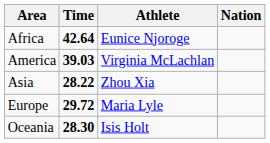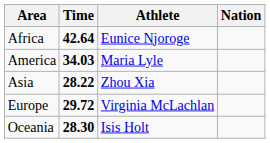(78, 60) 39.03 -> (78, 60) 34.03
(158, 60) Virginia McLachlan -> (132, 60) Maria Lyle
(132, 104) Maria Lyle -> (158, 104) Virginia McLachlan
